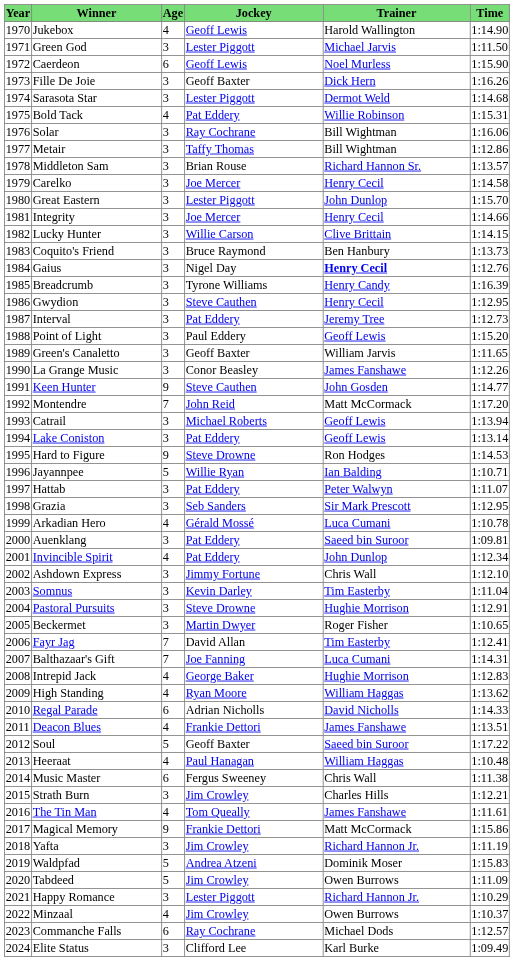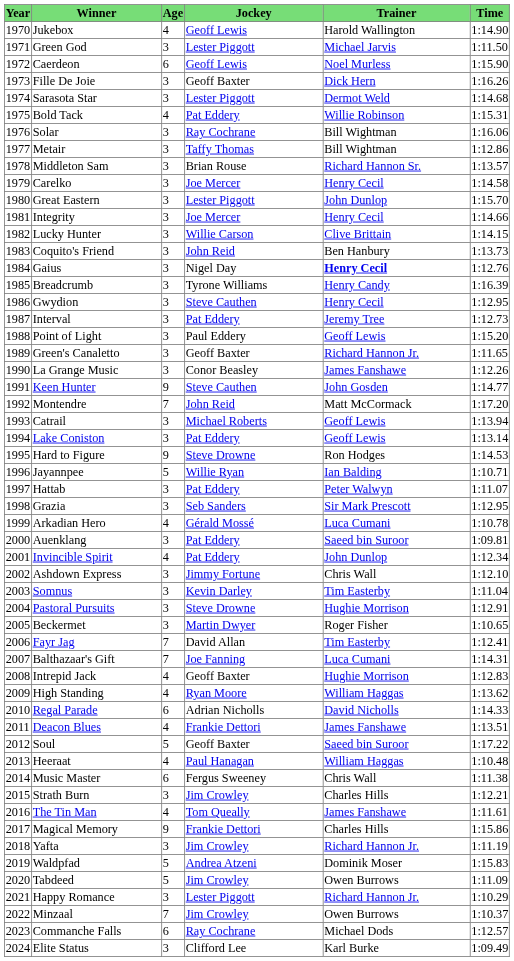(226, 250) Bruce Raymond -> (210, 250) John Reid
(360, 353) William Jarvis -> (372, 353) Richard Hannon Jr.
(220, 676) George Baker -> (218, 676) Geoff Baxter
(368, 829) Matt McCormack -> (356, 829) Charles Hills
(166, 914) 4 -> (166, 914) 7
